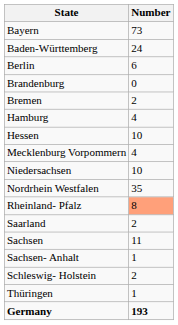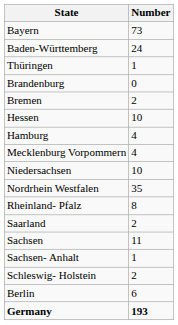rows swapped: (21, 65) <-> (30, 293)
rows swapped: (28, 118) <-> (23, 135)
(134, 205) lightsalmon background -> (134, 205) no background
